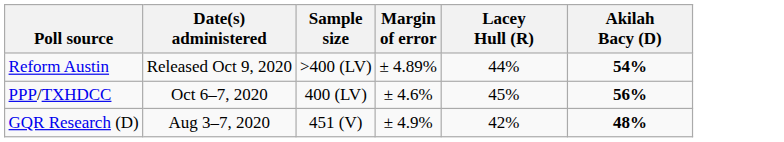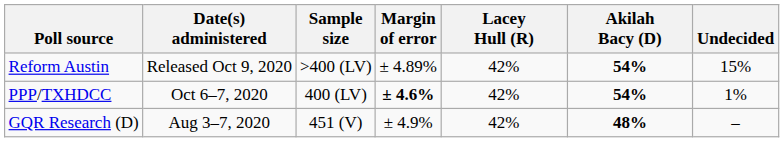+ column: (736, 38)
(504, 66) 44% -> (504, 66) 42%
(408, 95) normal -> (408, 95) bold
(504, 95) 45% -> (504, 95) 42%
(630, 95) 56% -> (630, 95) 54%
